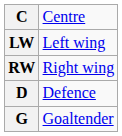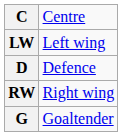rows swapped: (22, 93) <-> (22, 67)
